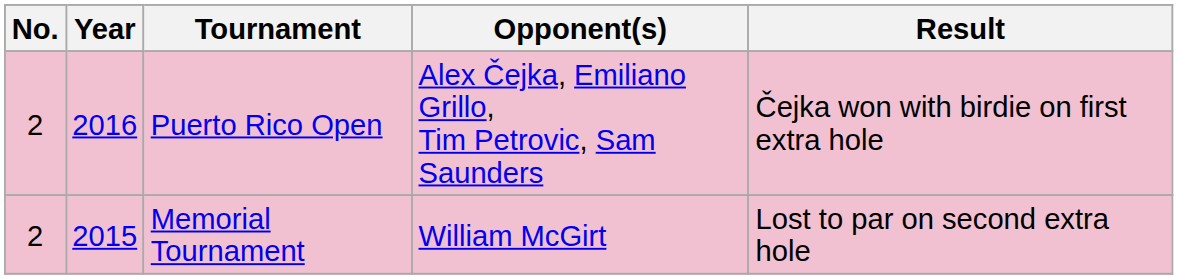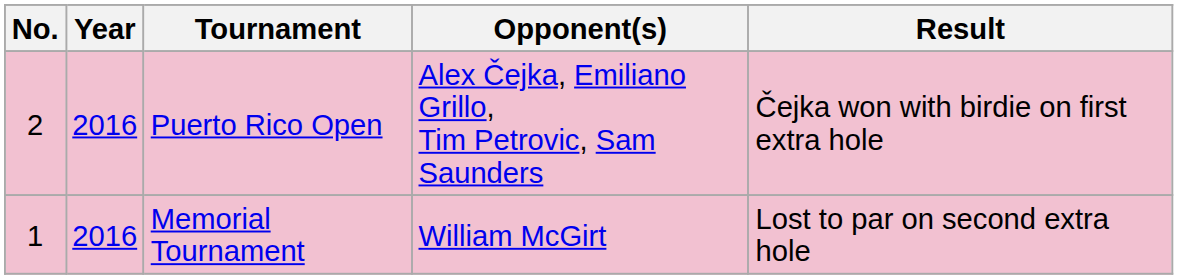(35, 235) 2 -> (35, 235) 1
(105, 235) 2015 -> (105, 235) 2016
